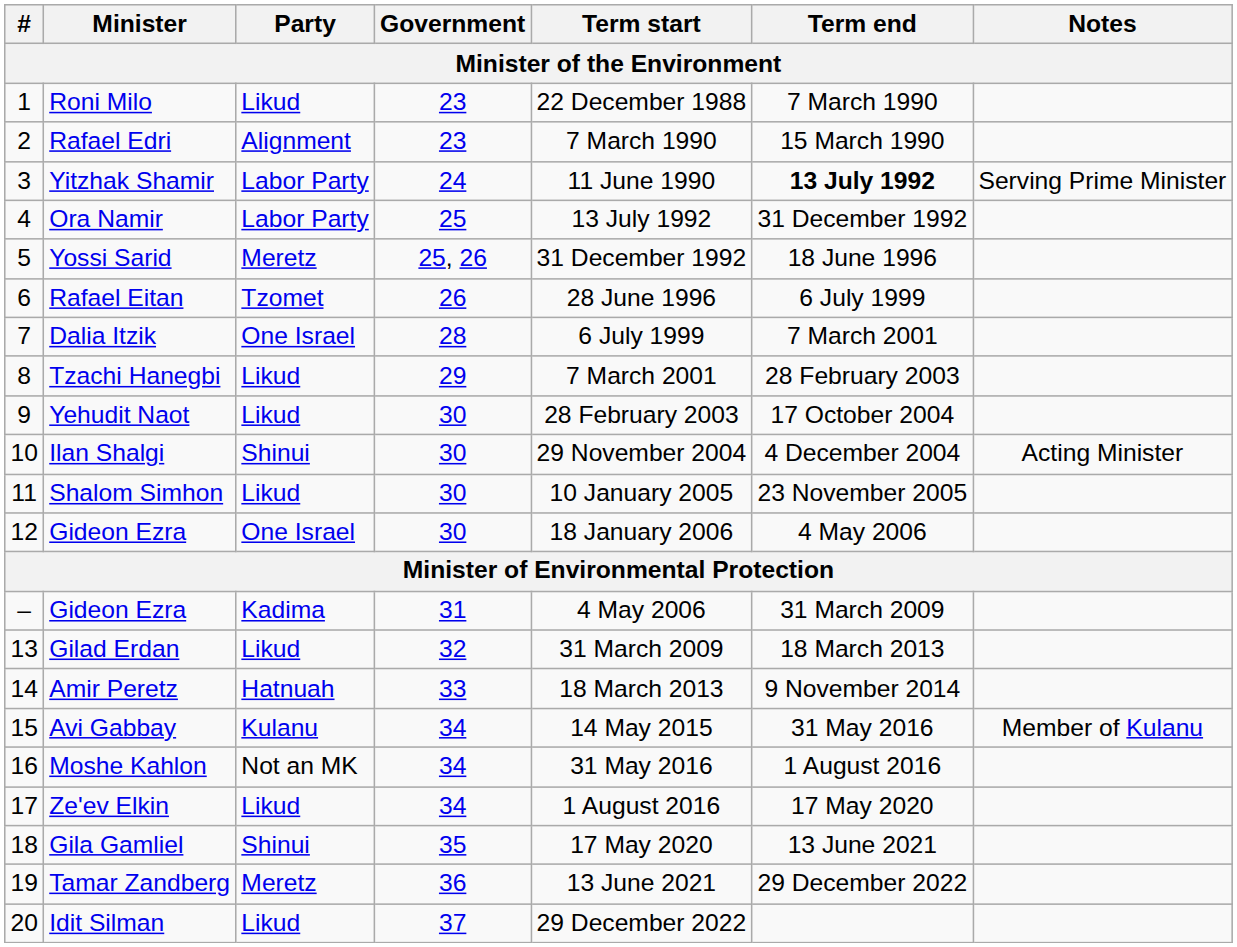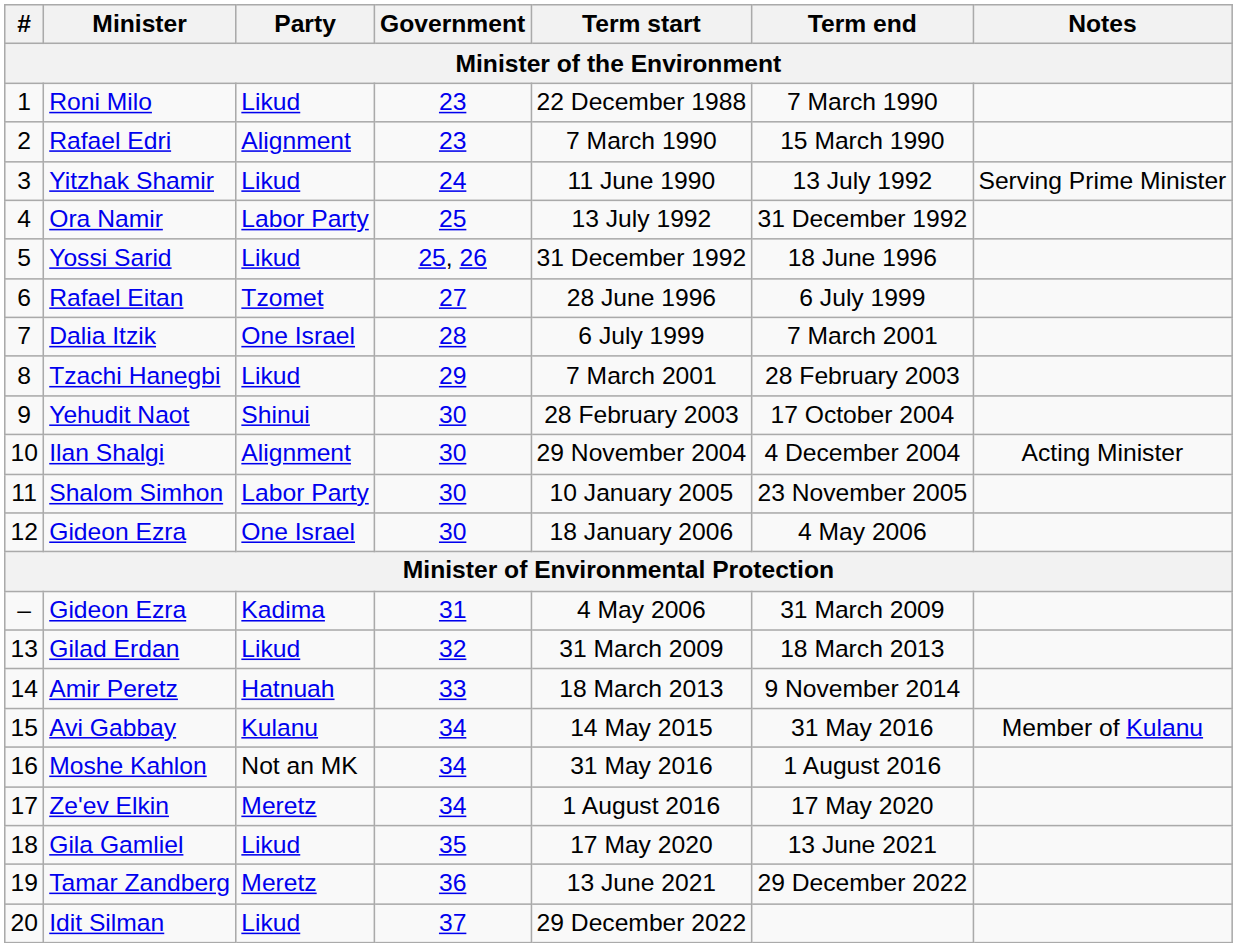(305, 180) Labor Party -> (271, 180) Likud
(862, 180) bold -> (862, 180) normal
(279, 258) Meretz -> (271, 258) Likud
(453, 297) 26 -> (453, 297) 27
(271, 414) Likud -> (276, 414) Shinui
(276, 453) Shinui -> (296, 453) Alignment
(271, 492) Likud -> (305, 492) Labor Party
(271, 805) Likud -> (279, 805) Meretz
(276, 844) Shinui -> (271, 844) Likud
